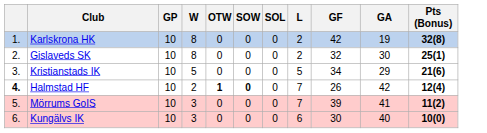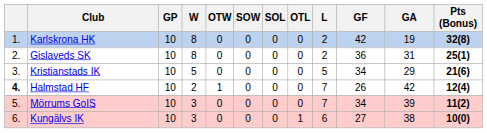+ column: (300, 18)
(336, 55) 32 -> (361, 55) 36
(385, 55) 30 -> (409, 55) 31
(220, 87) bold -> (220, 87) normal
(248, 87) bold -> (248, 87) normal
(336, 103) 39 -> (361, 103) 34
(385, 103) 41 -> (409, 103) 39
(336, 119) 30 -> (361, 119) 27
(385, 119) 40 -> (409, 119) 38
